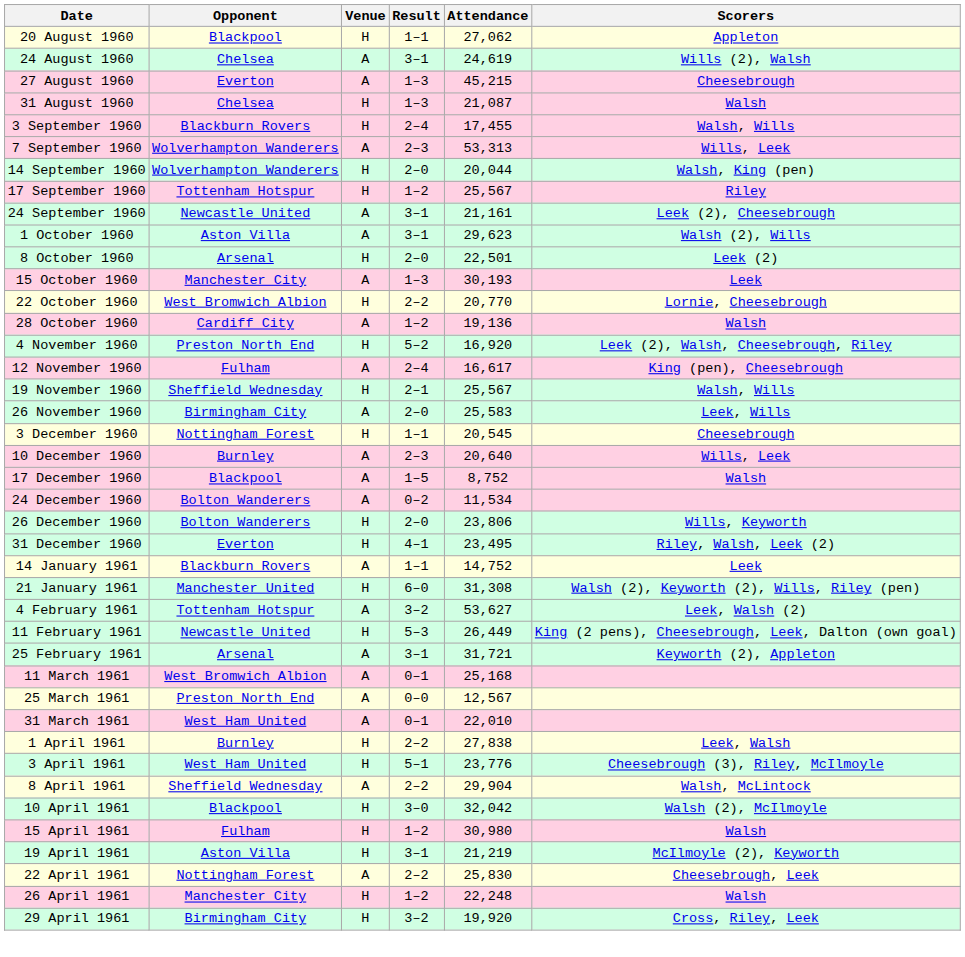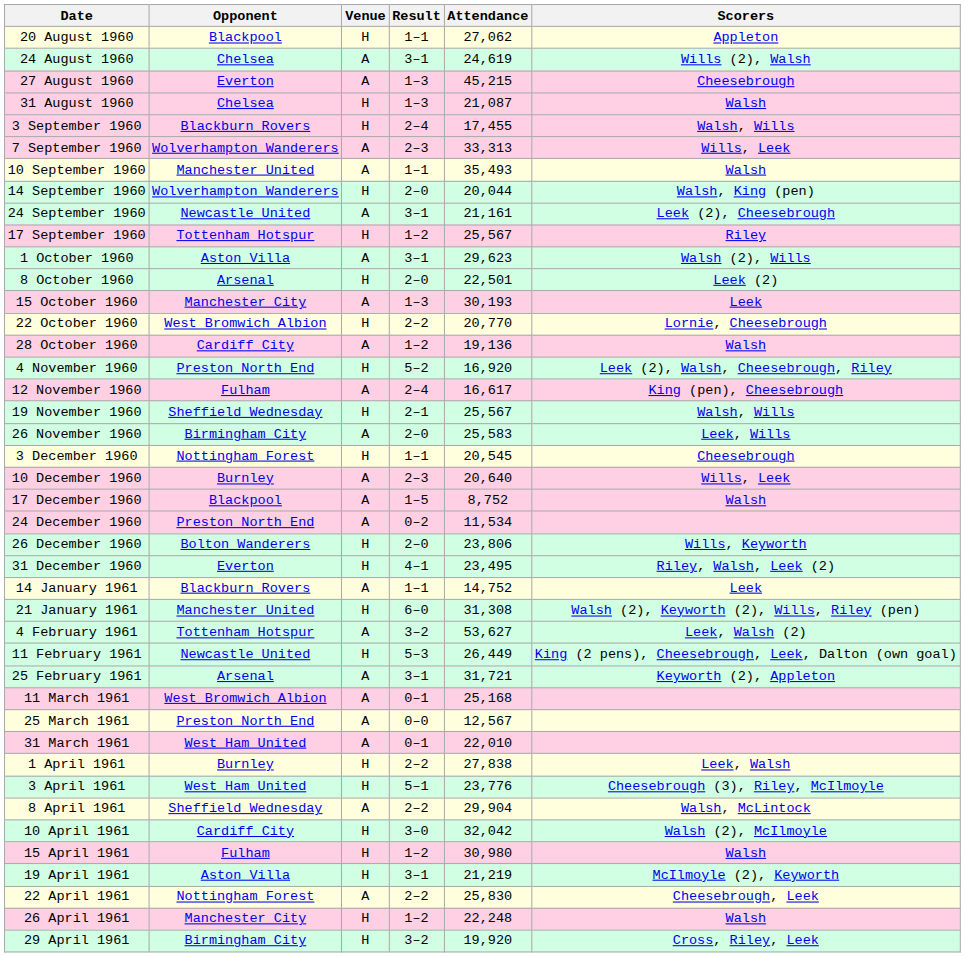(488, 148) 53,313 -> (488, 148) 33,313
+ row: (77, 170)
rows swapped: (77, 192) <-> (77, 214)
(245, 500) Bolton Wanderers -> (245, 522) Preston North End
(245, 809) Blackpool -> (245, 831) Cardiff City
